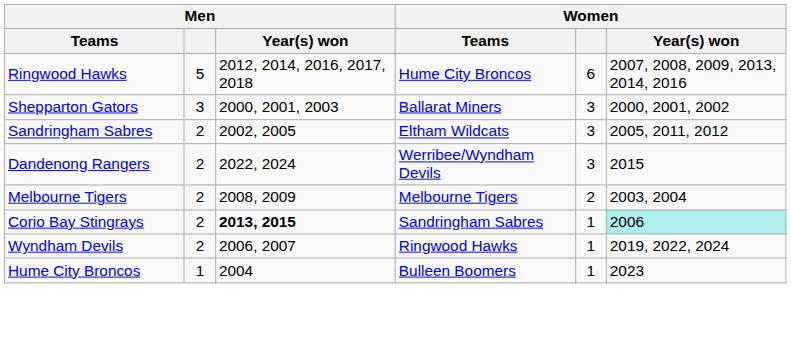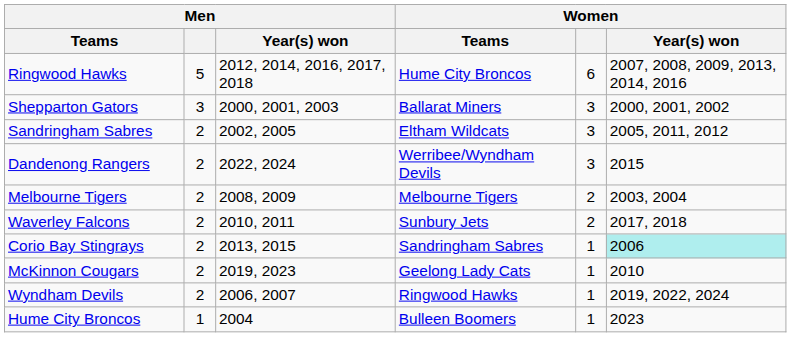+ row: (69, 221)
(257, 221) bold -> (257, 246) normal
+ row: (73, 270)
